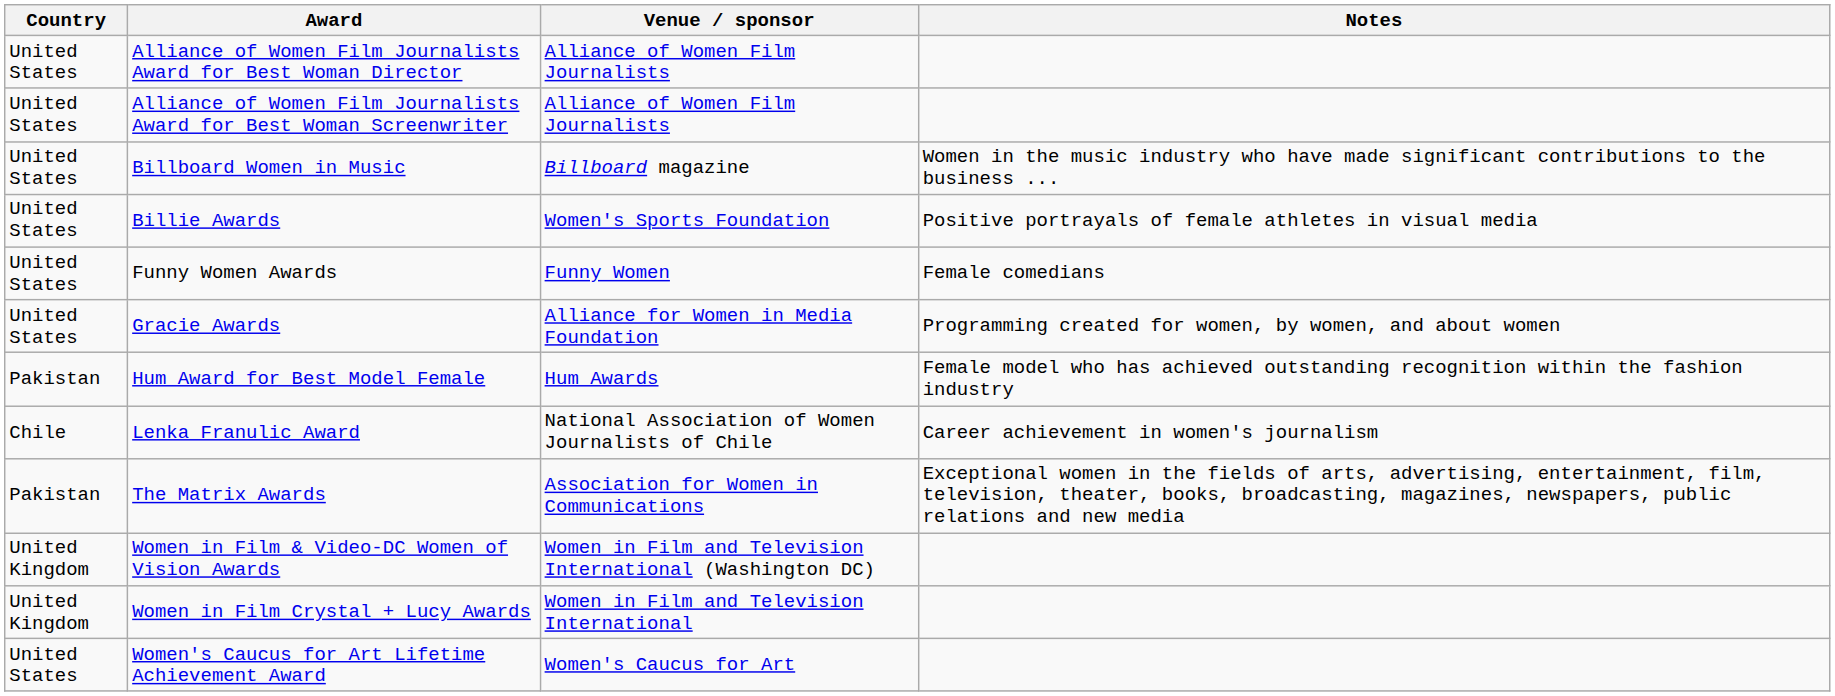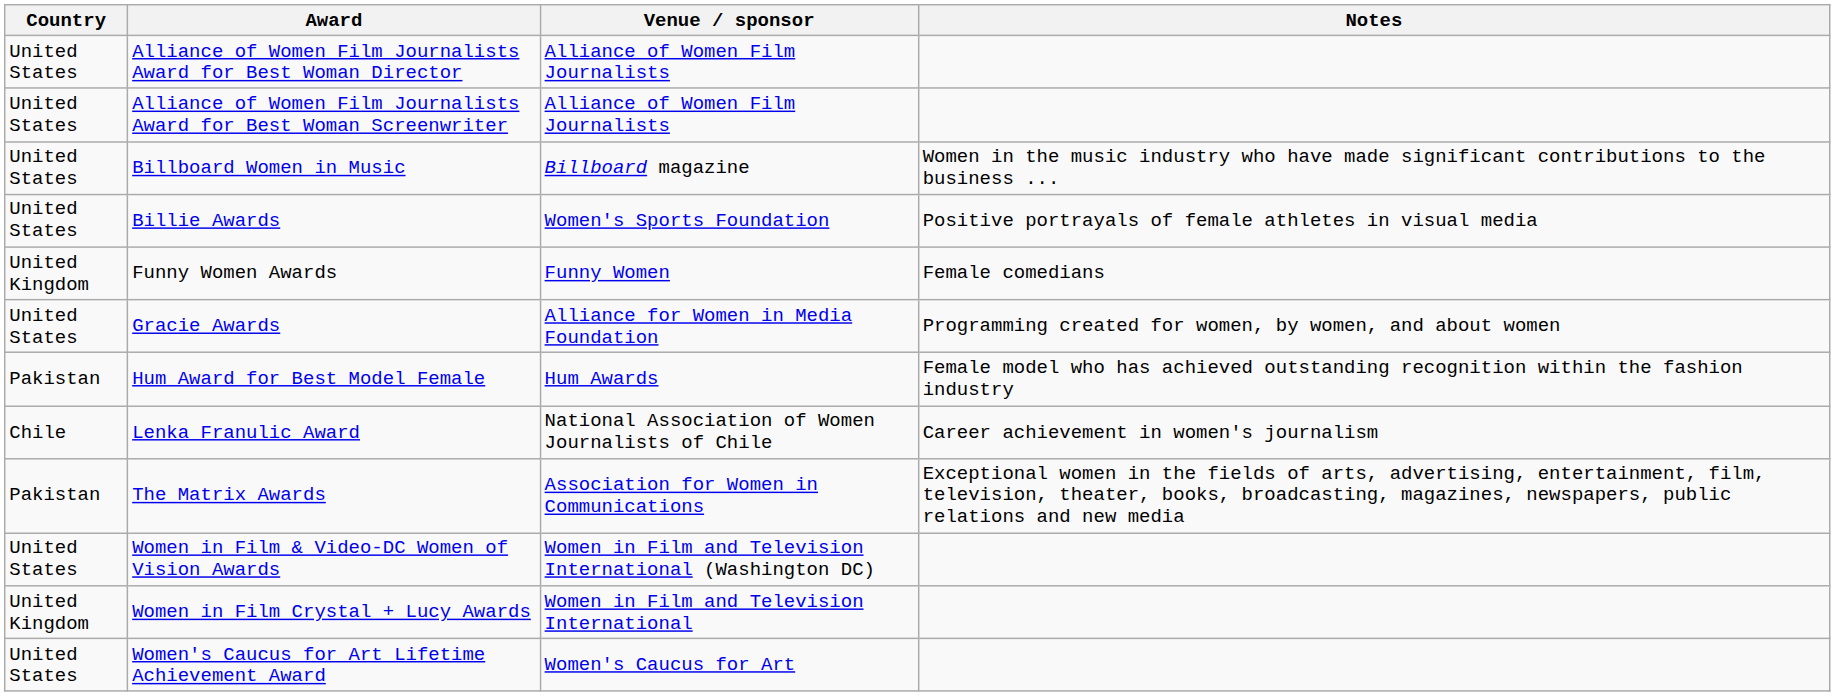(43, 273) United States -> (49, 273) United Kingdom
(49, 559) United Kingdom -> (43, 559) United States
